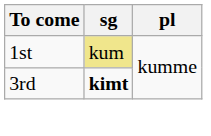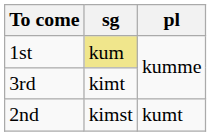(109, 83) bold -> (107, 83) normal
+ row: (24, 114)
